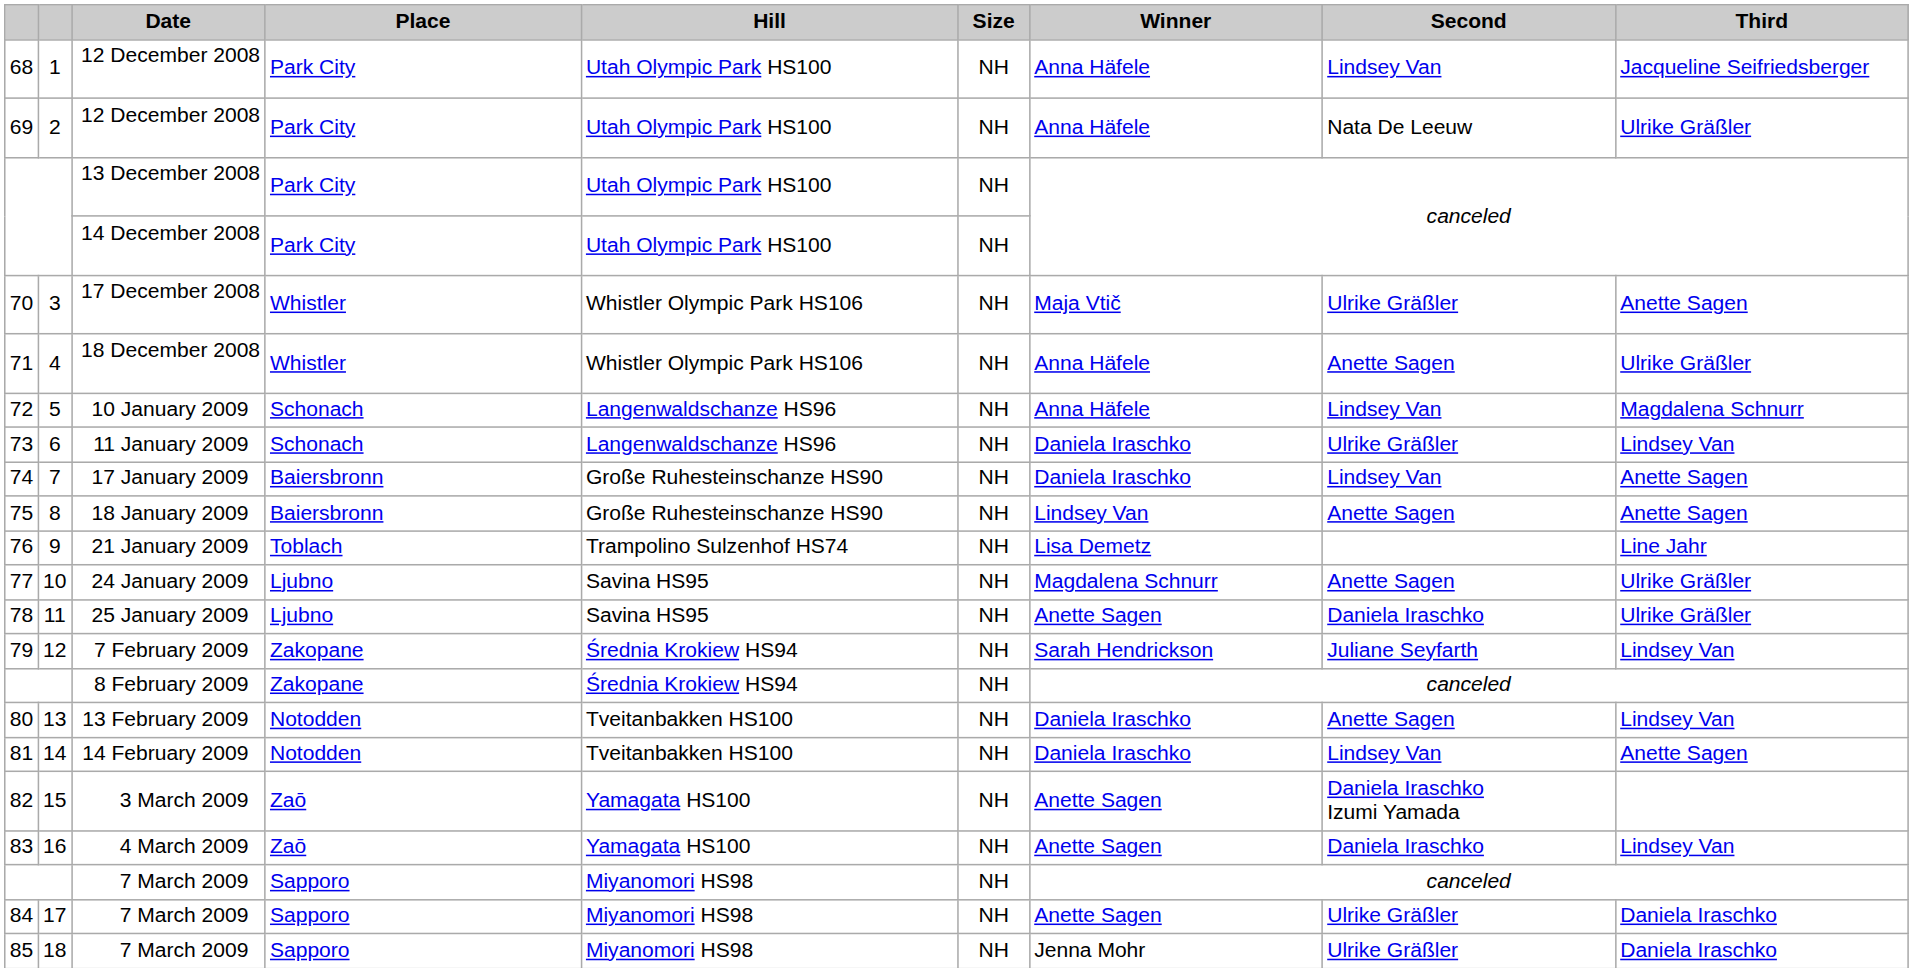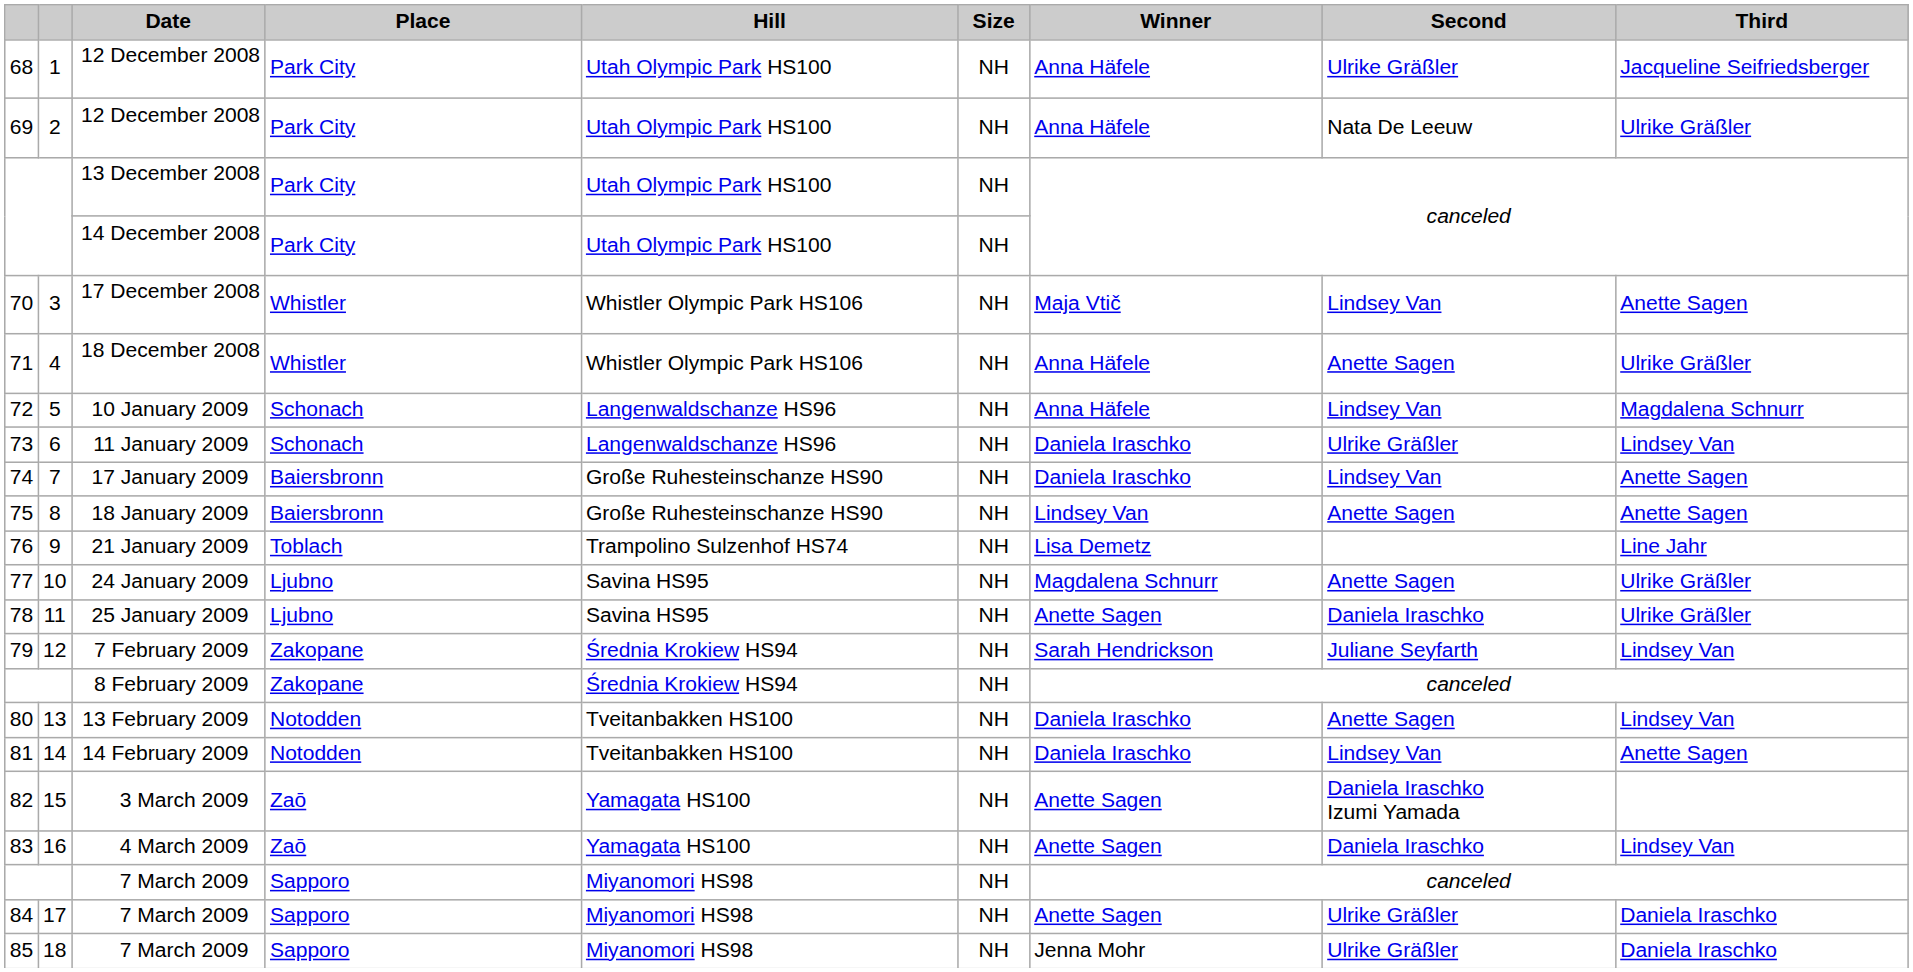(1384, 68) Lindsey Van -> (1393, 68) Ulrike Gräßler
(1393, 303) Ulrike Gräßler -> (1384, 303) Lindsey Van
